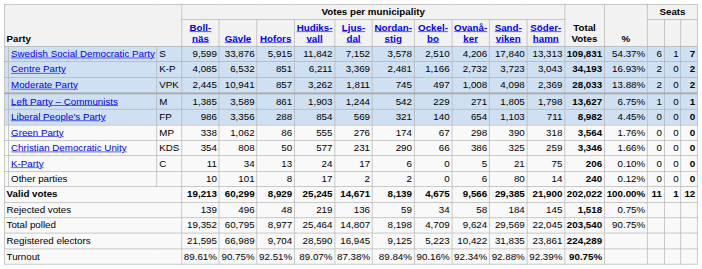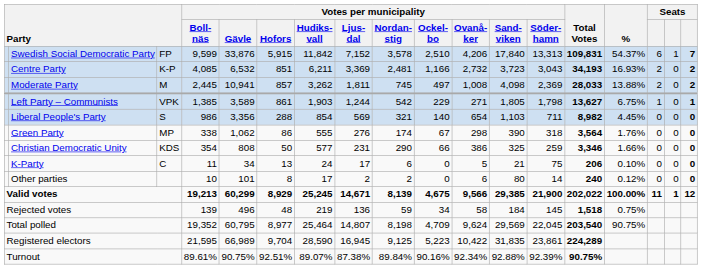(163, 54) S -> (166, 54) FP
(169, 85) VPK -> (163, 85) M
(163, 101) M -> (169, 101) VPK
(166, 117) FP -> (163, 117) S
